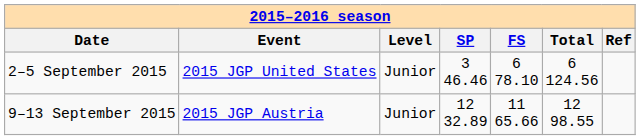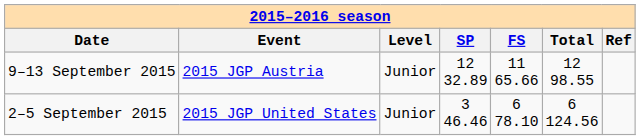rows swapped: (92, 114) <-> (87, 73)
